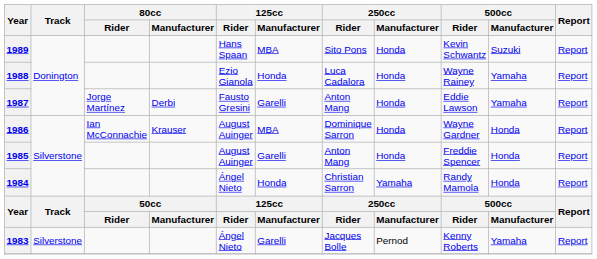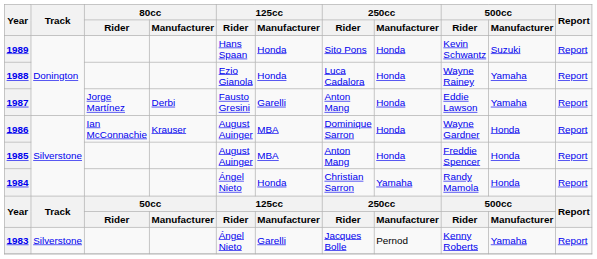(268, 49) MBA -> (272, 49) Honda
(272, 156) Garelli -> (268, 156) MBA
